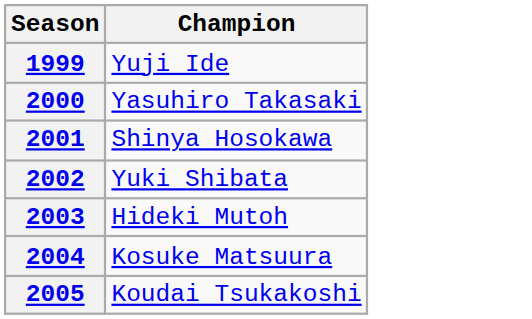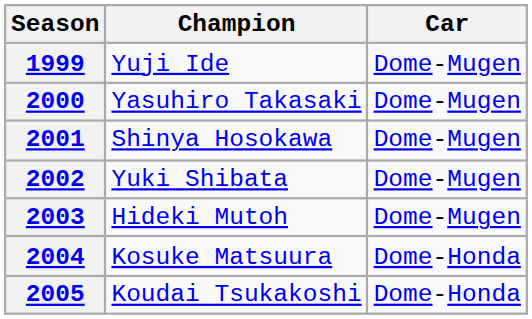+ column: (447, 24)
